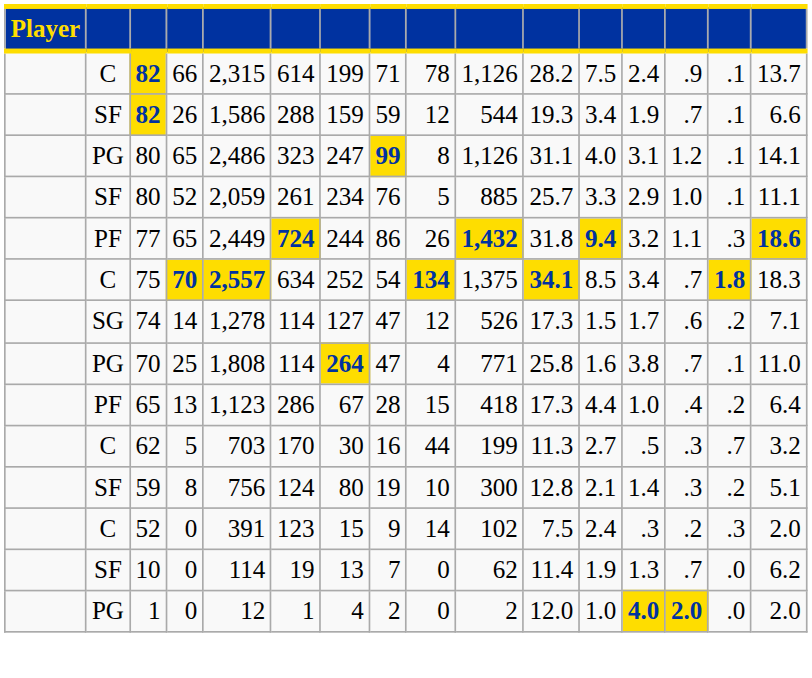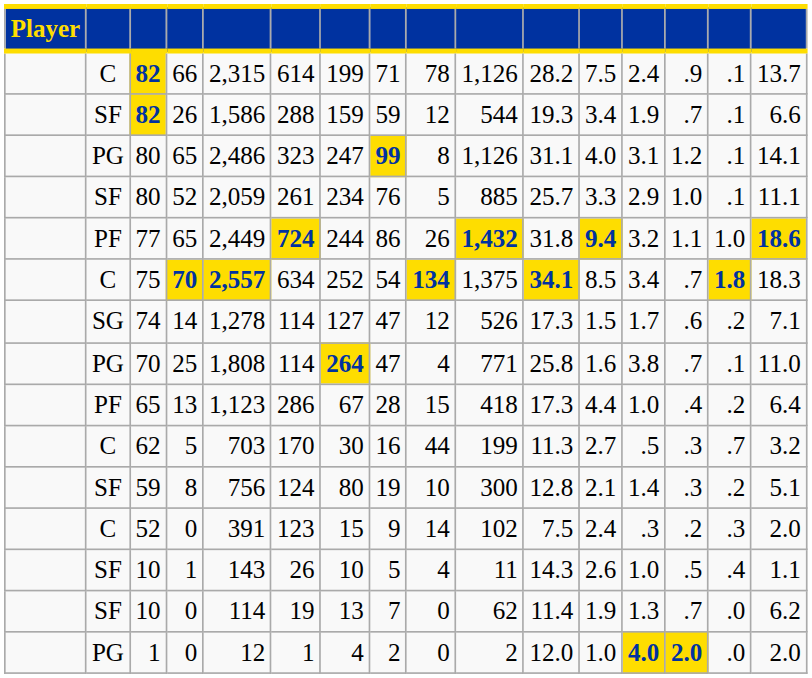(736, 238) .3 -> (730, 238) 1.0
+ row: (148, 569)
